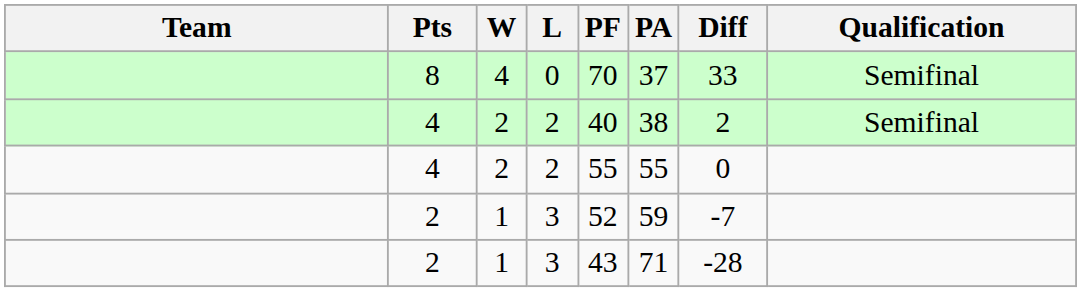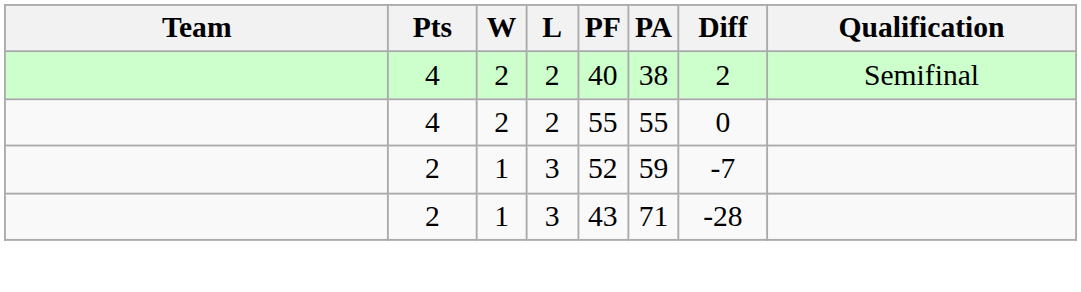- row: (432, 74)
